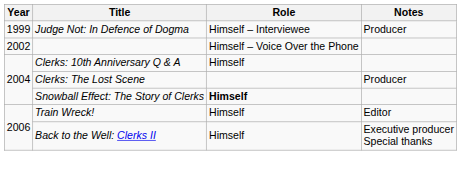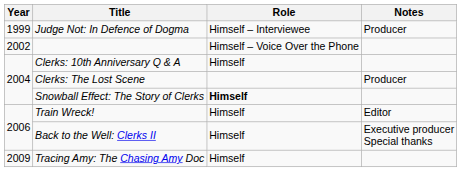+ row: (120, 158)
